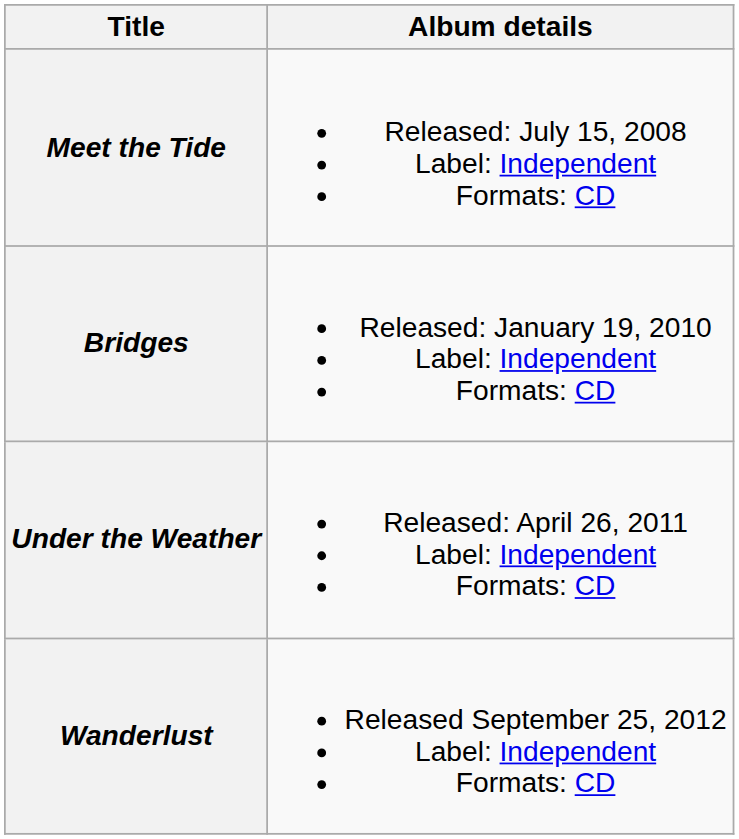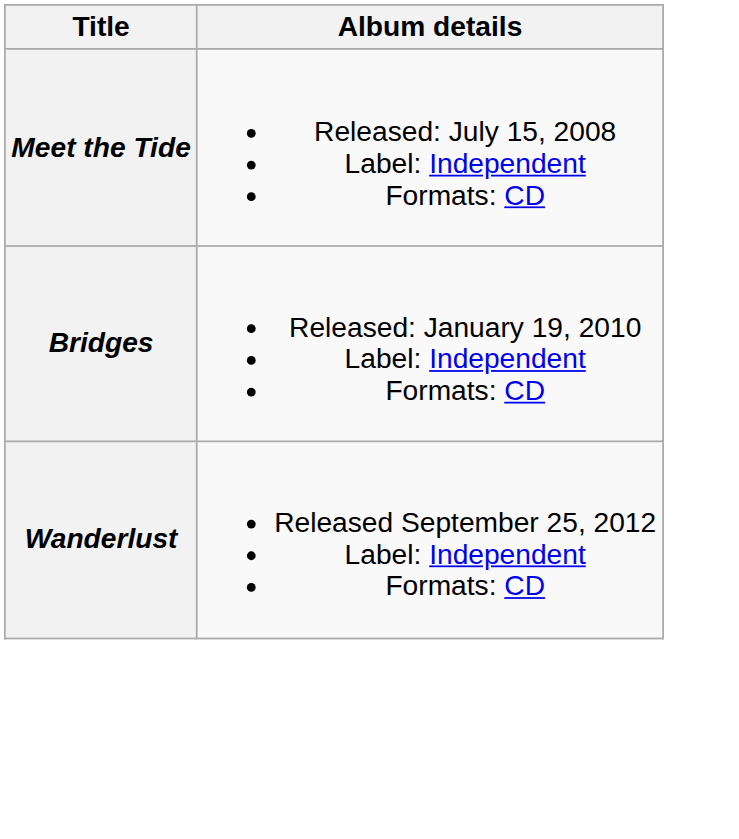- row: (136, 539)
